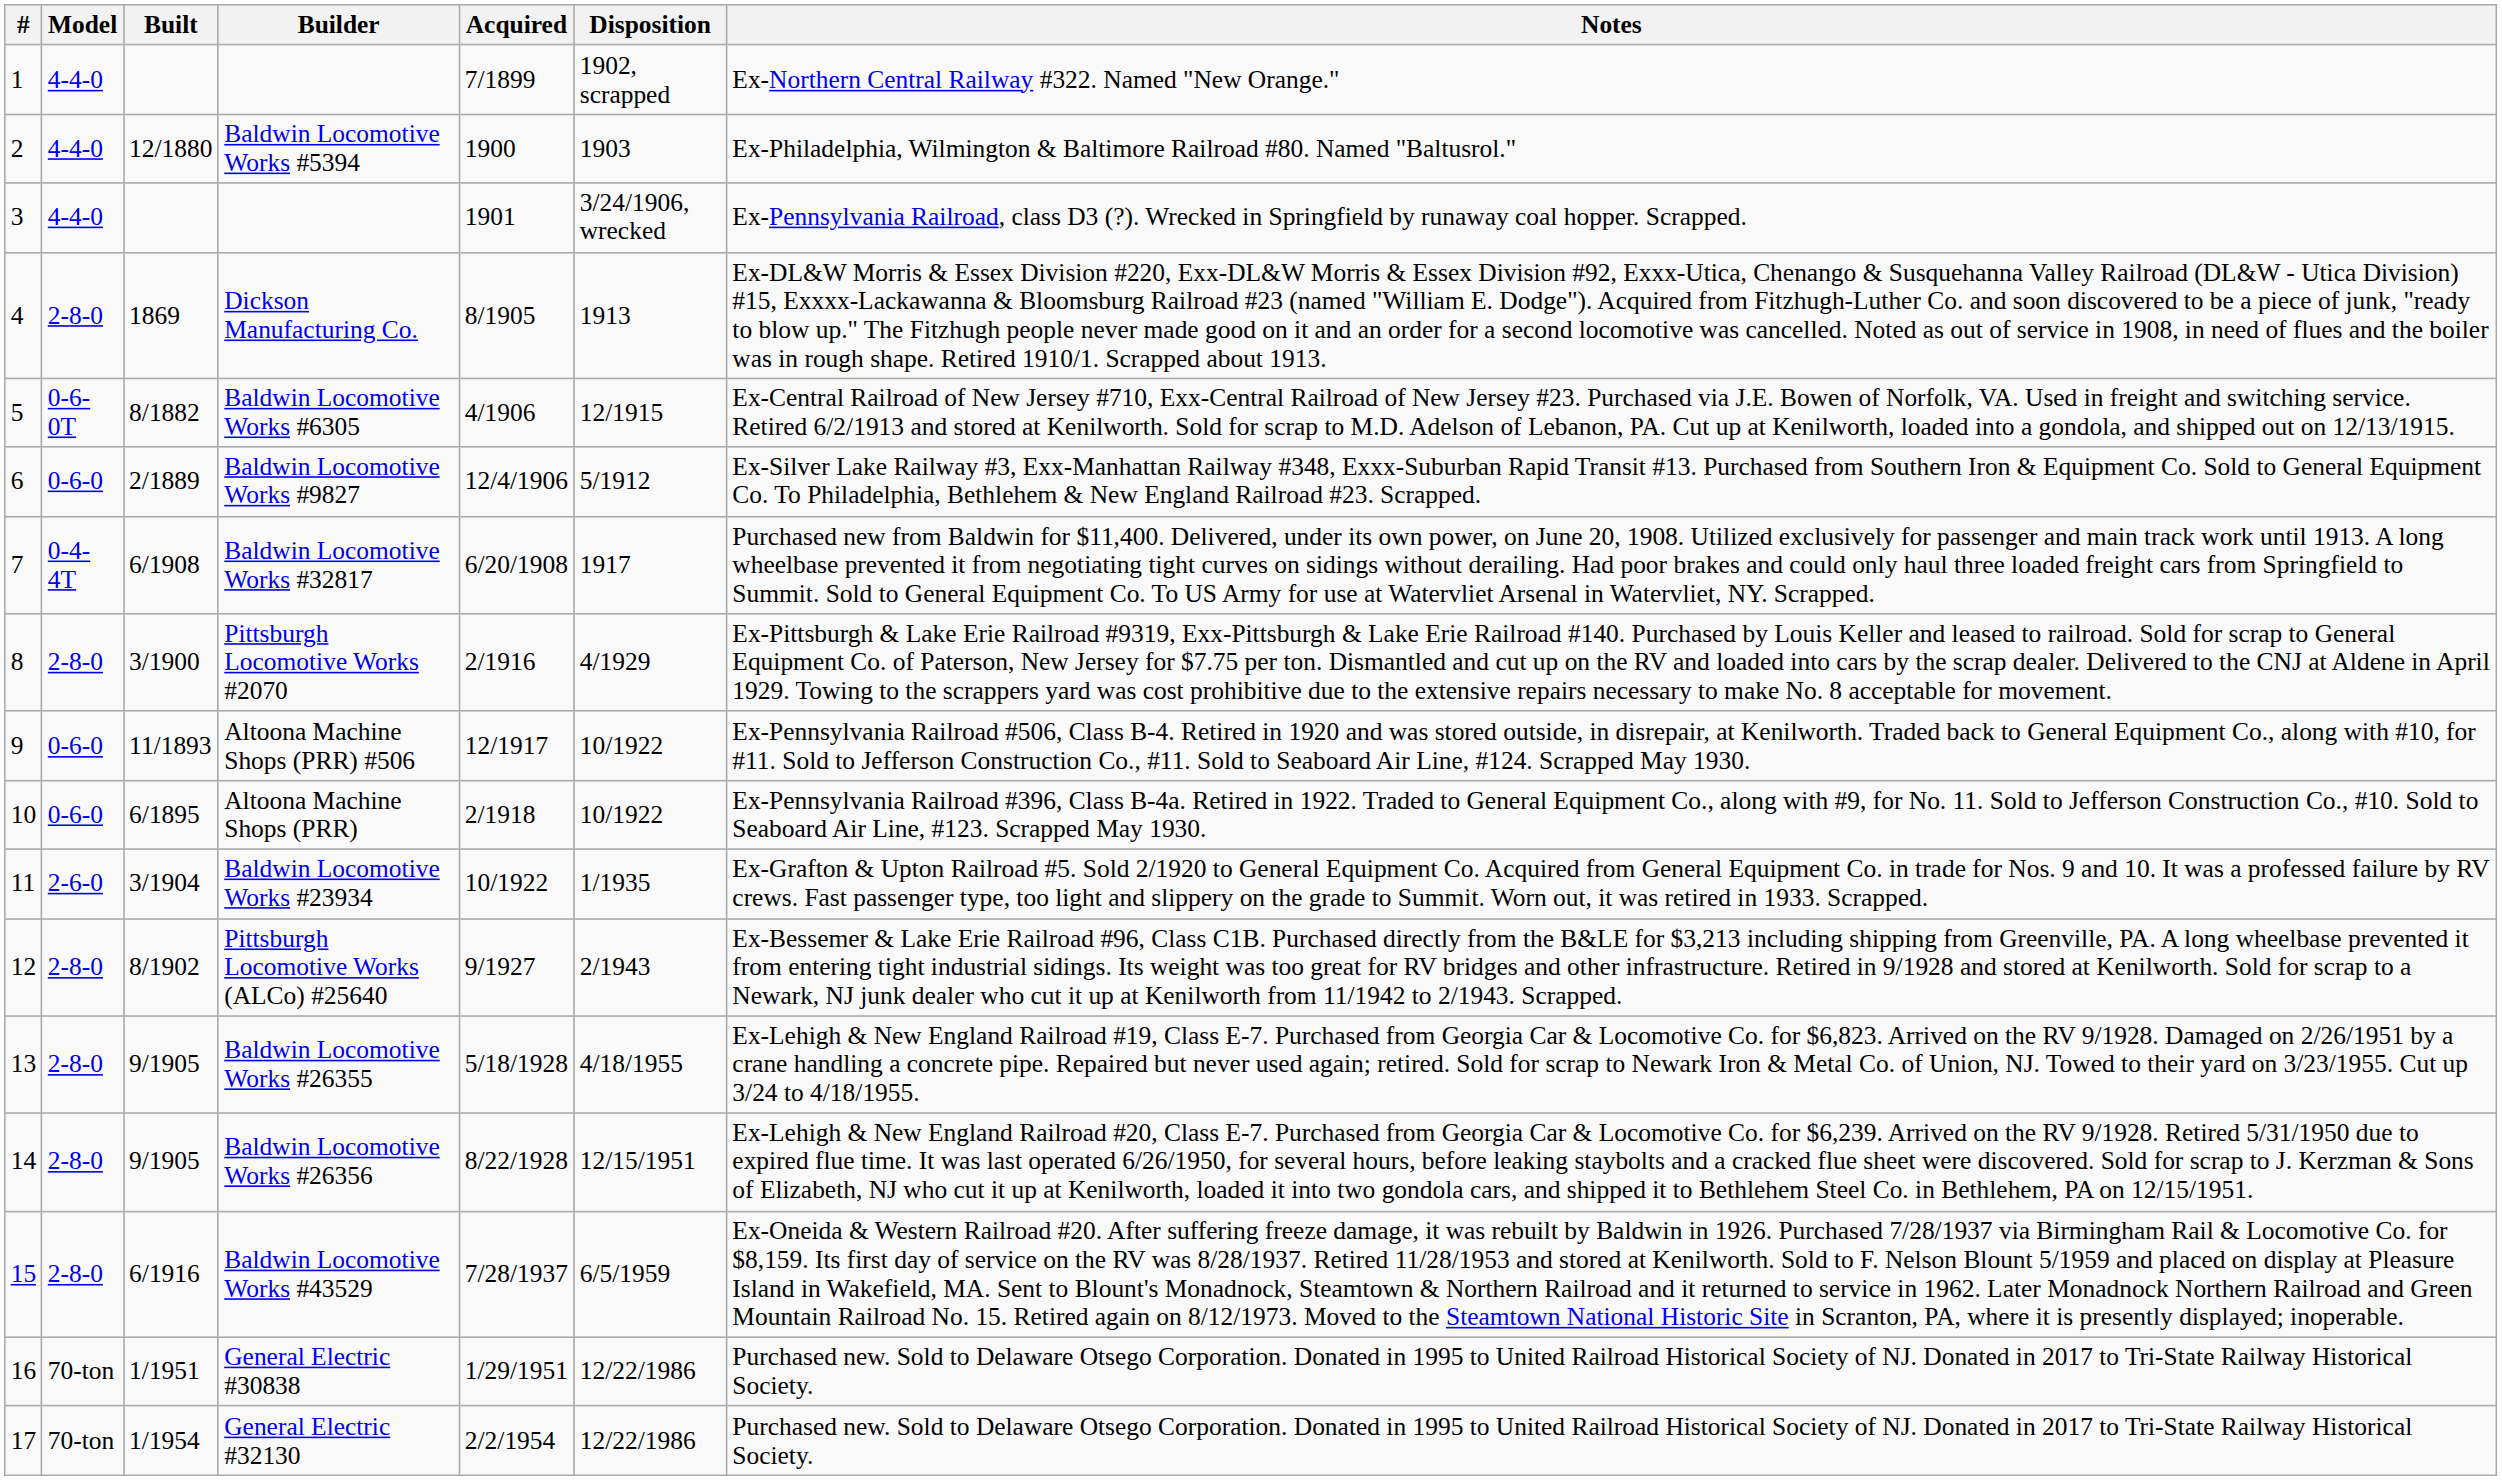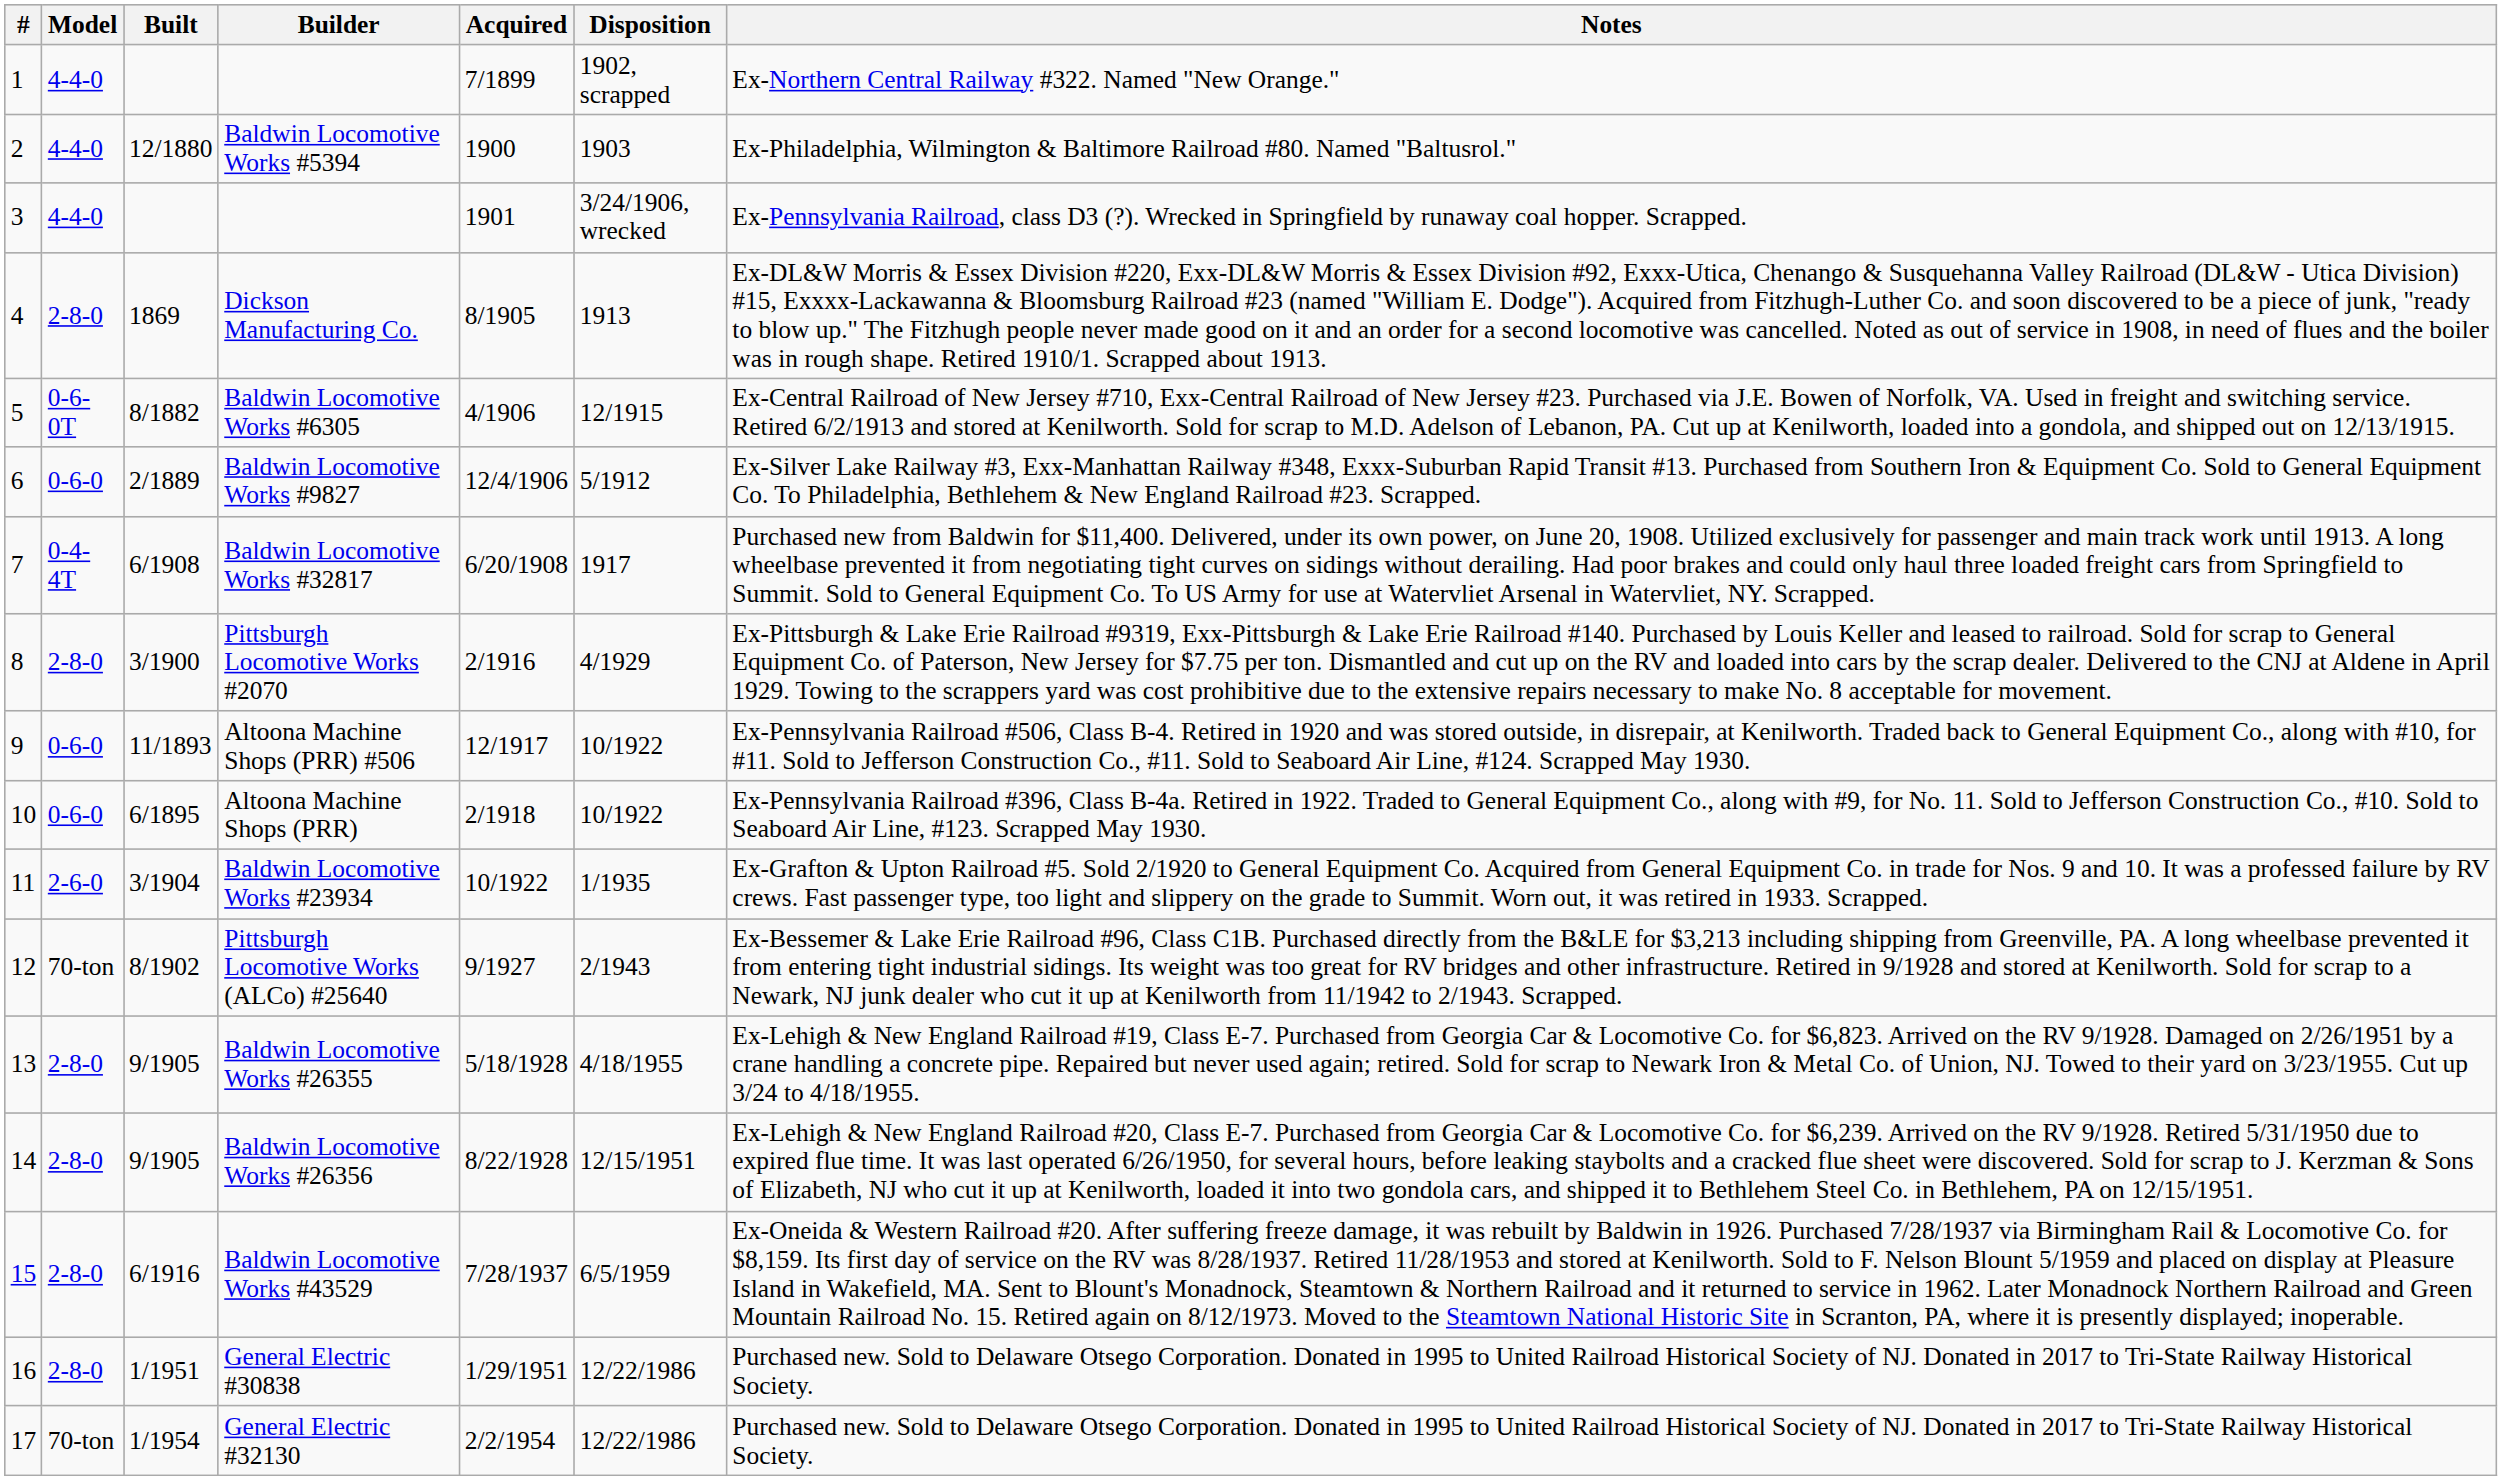(75, 966) 2-8-0 -> (81, 966) 70-ton
(81, 1371) 70-ton -> (75, 1371) 2-8-0
